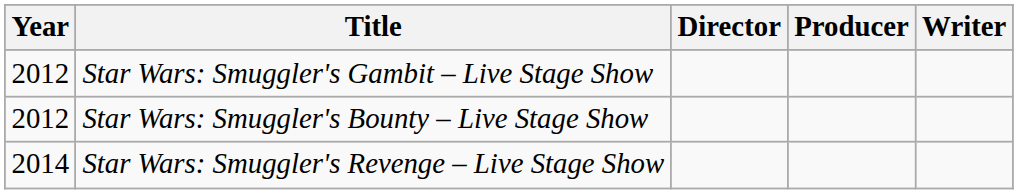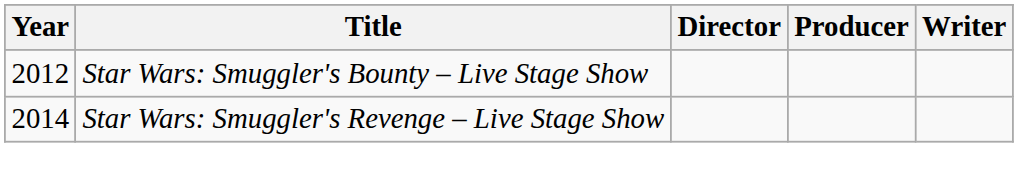- row: (368, 73)
